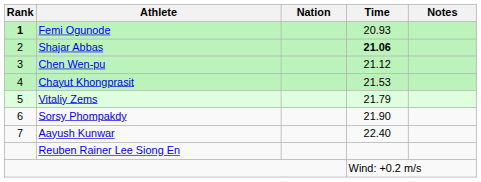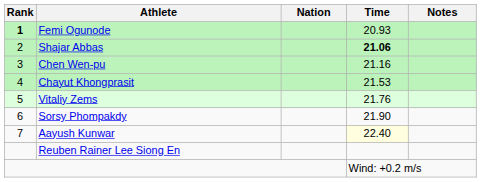(377, 64) 21.12 -> (377, 64) 21.16
(377, 99) 21.79 -> (377, 99) 21.76
(377, 133) no background -> (377, 133) lightyellow background
